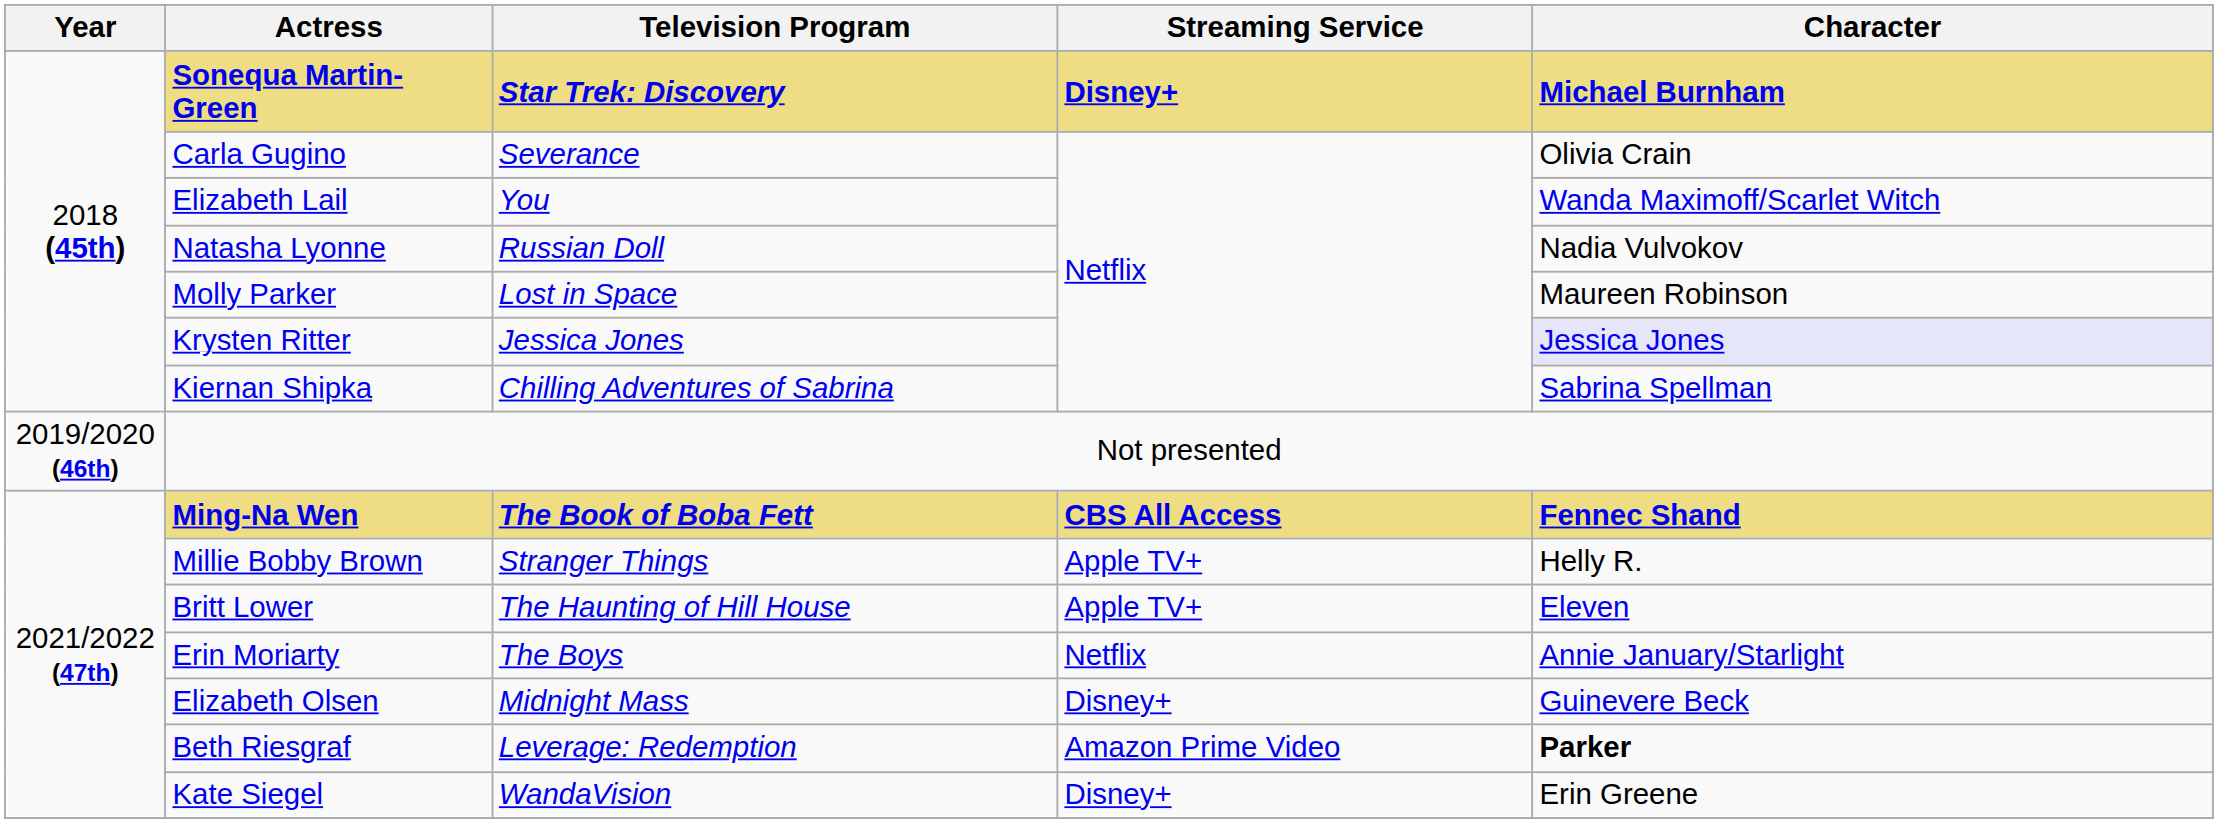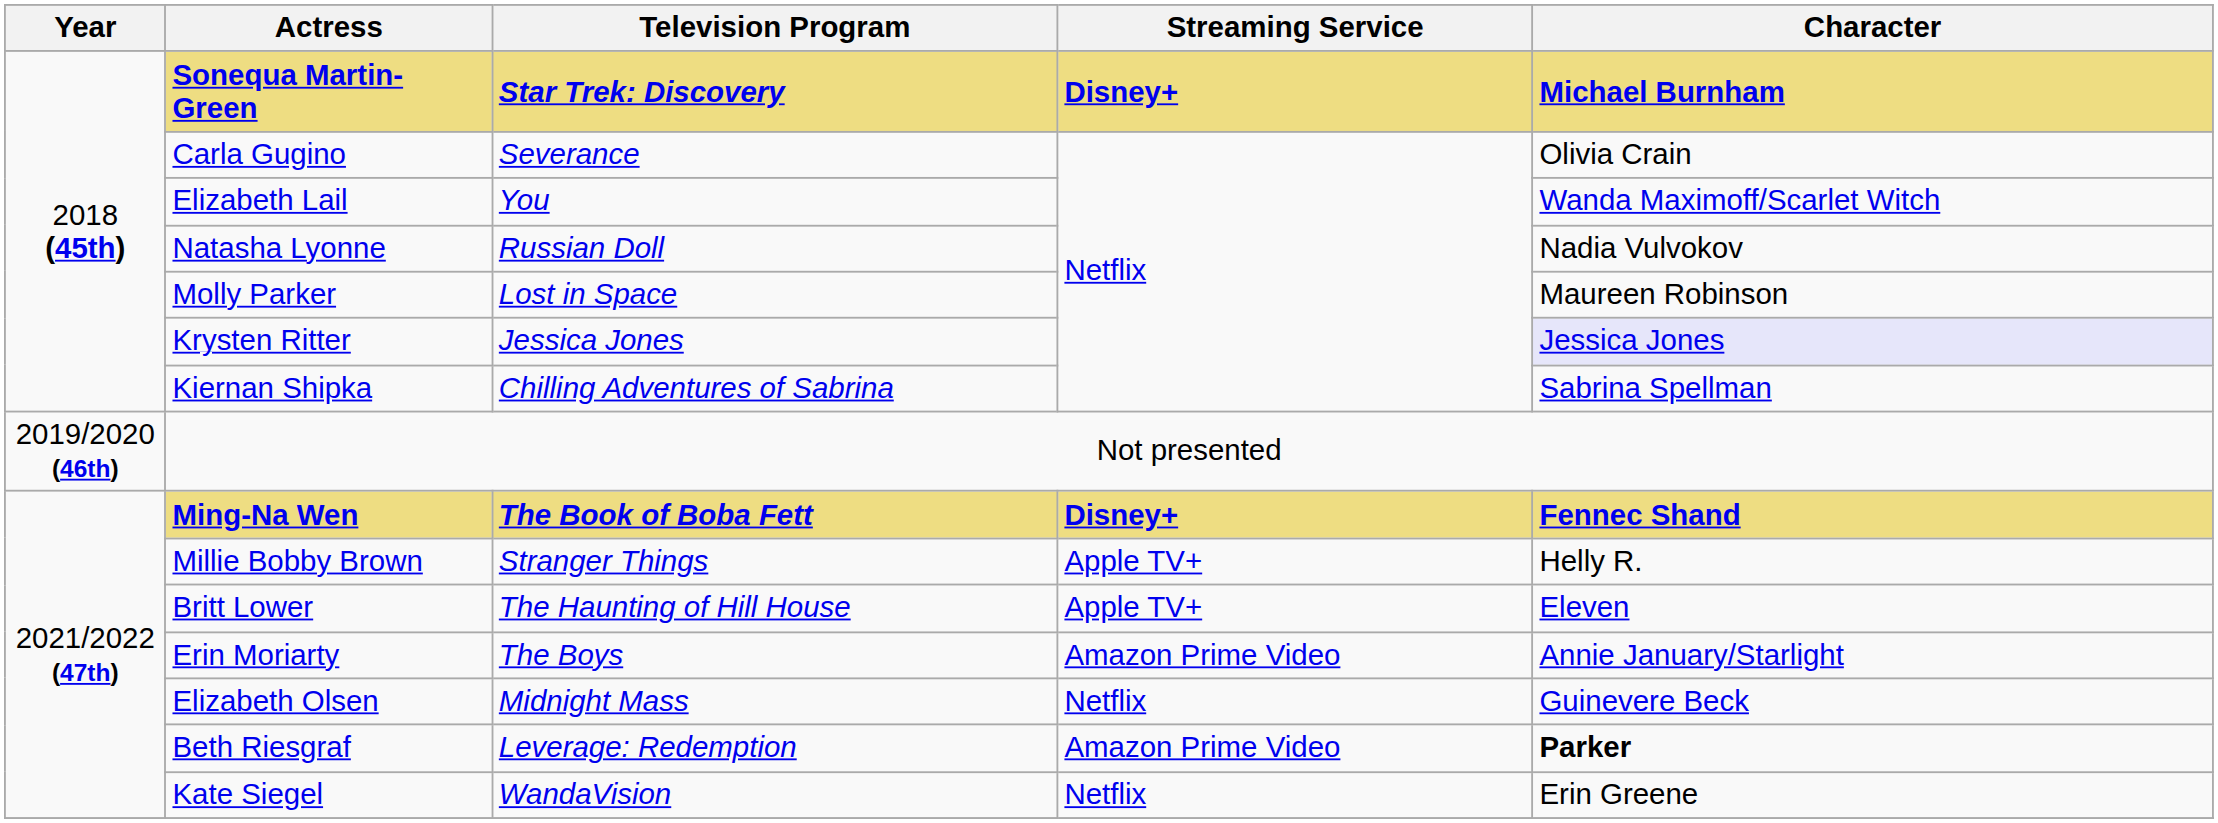(1173, 514) CBS All Access -> (1121, 514) Disney+
(1105, 654) Netflix -> (1202, 654) Amazon Prime Video
(1118, 701) Disney+ -> (1105, 701) Netflix
(1118, 794) Disney+ -> (1105, 794) Netflix
